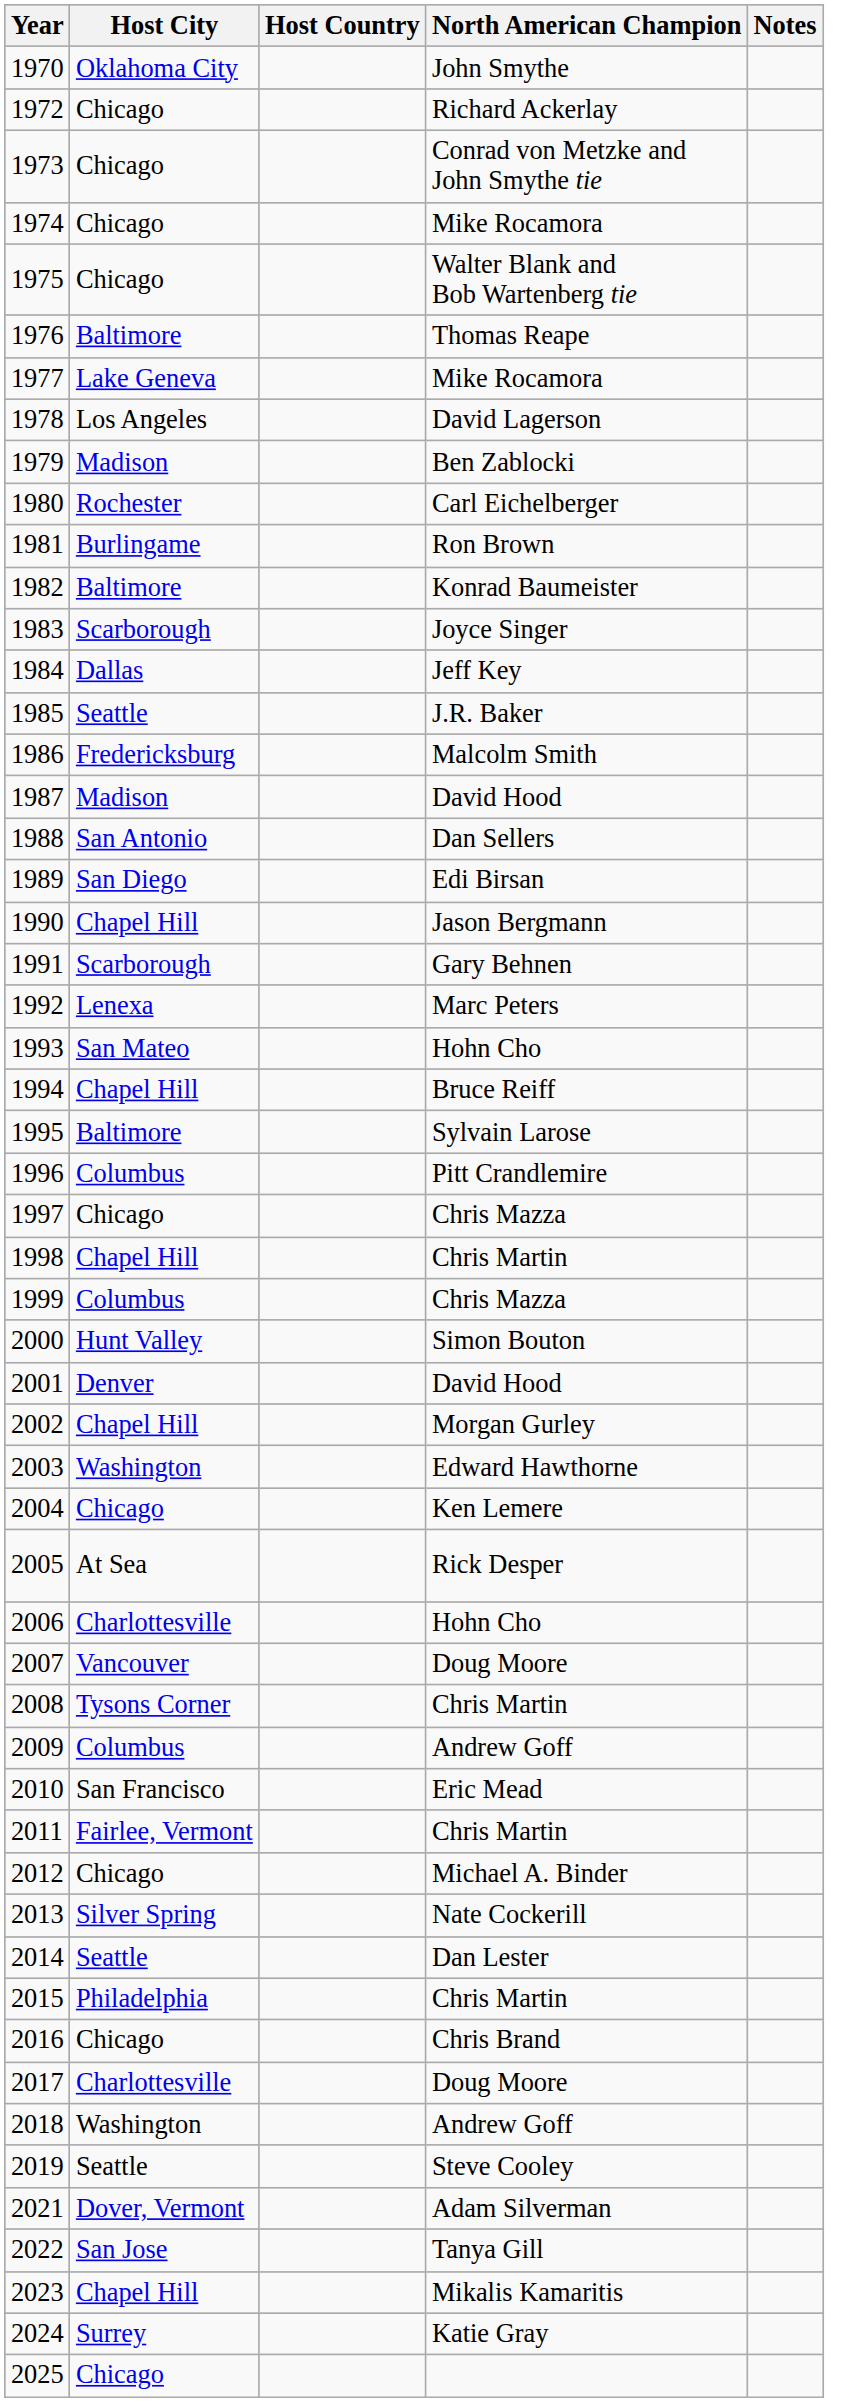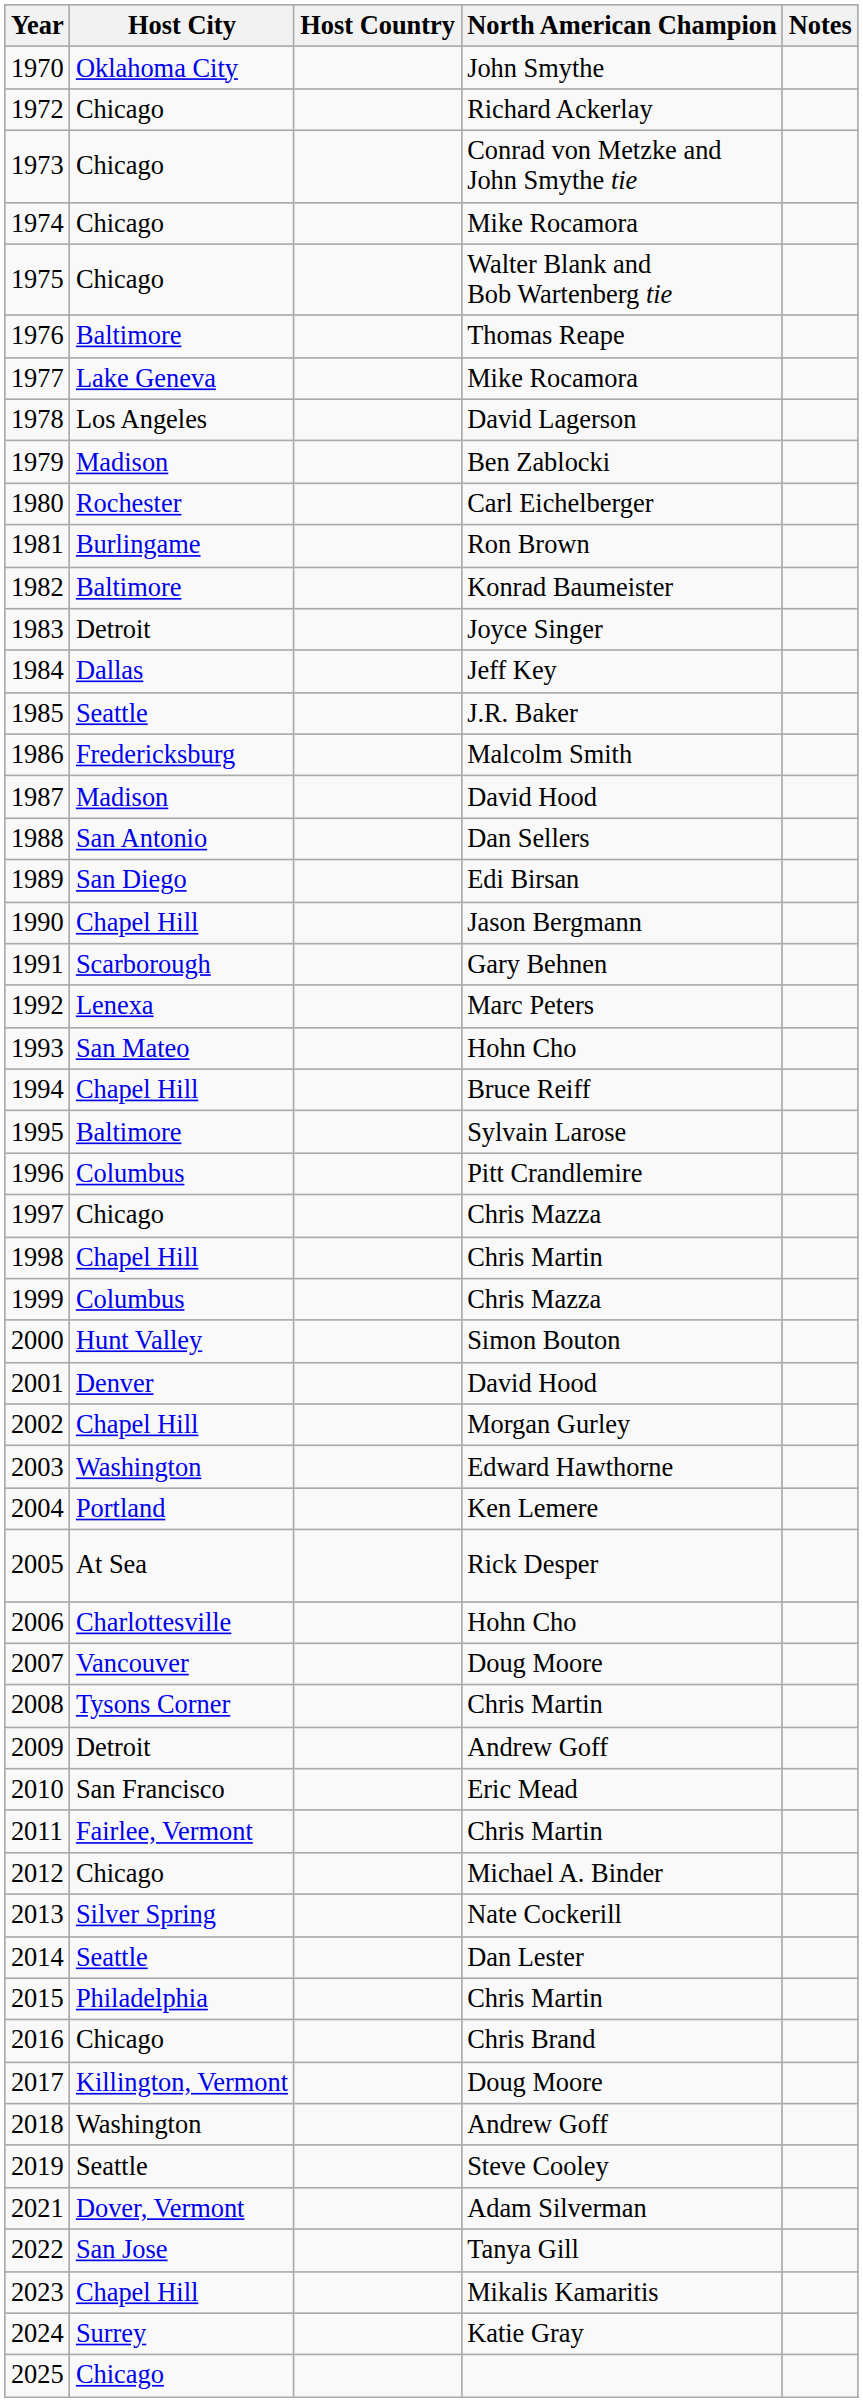(143, 629) Scarborough -> (113, 629) Detroit
(120, 1508) Chicago -> (121, 1508) Portland
(130, 1747) Columbus -> (113, 1747) Detroit
(154, 2082) Charlottesville -> (182, 2082) Killington, Vermont
